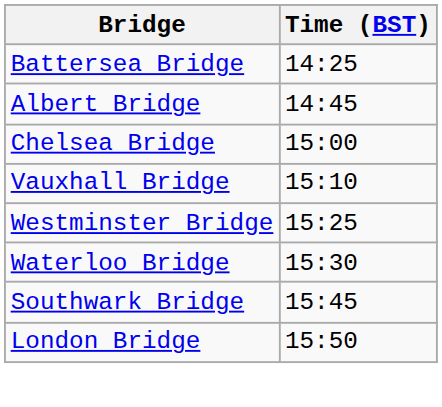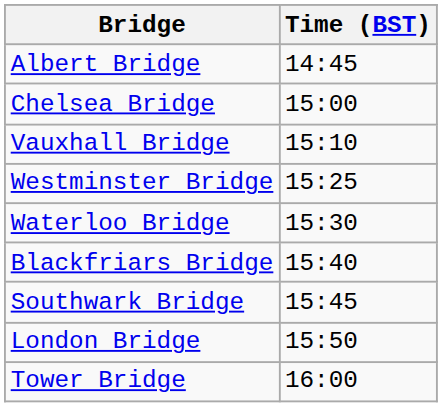- row: (127, 64)
+ row: (142, 262)
+ row: (98, 381)
